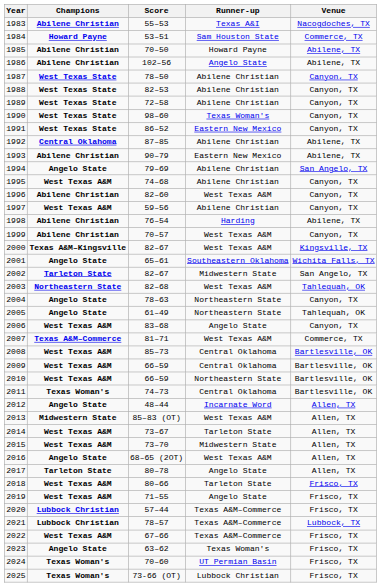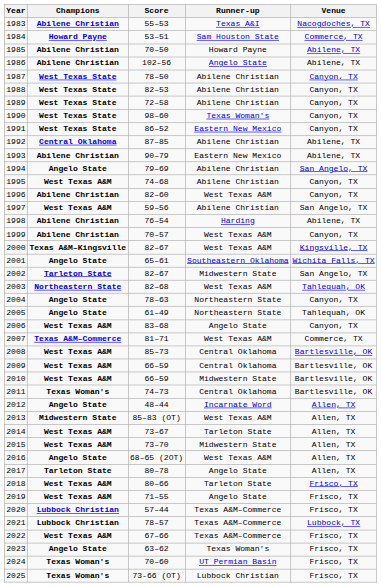(334, 208) Canyon, TX -> (334, 208) San Angelo, TX
(238, 379) Northeastern State -> (238, 379) Midwestern State
